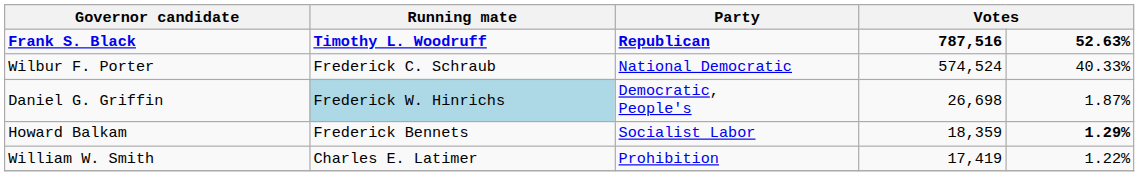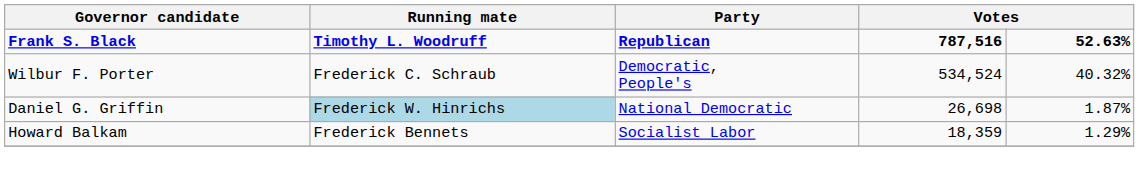(705, 67) National Democratic -> (669, 75) Democratic, People's
(970, 67) 574,524 -> (970, 75) 534,524
(1103, 67) 40.33% -> (1103, 75) 40.32%
(669, 100) Democratic, People's -> (705, 109) National Democratic
(1107, 134) bold -> (1107, 134) normal
- row: (81, 158)
